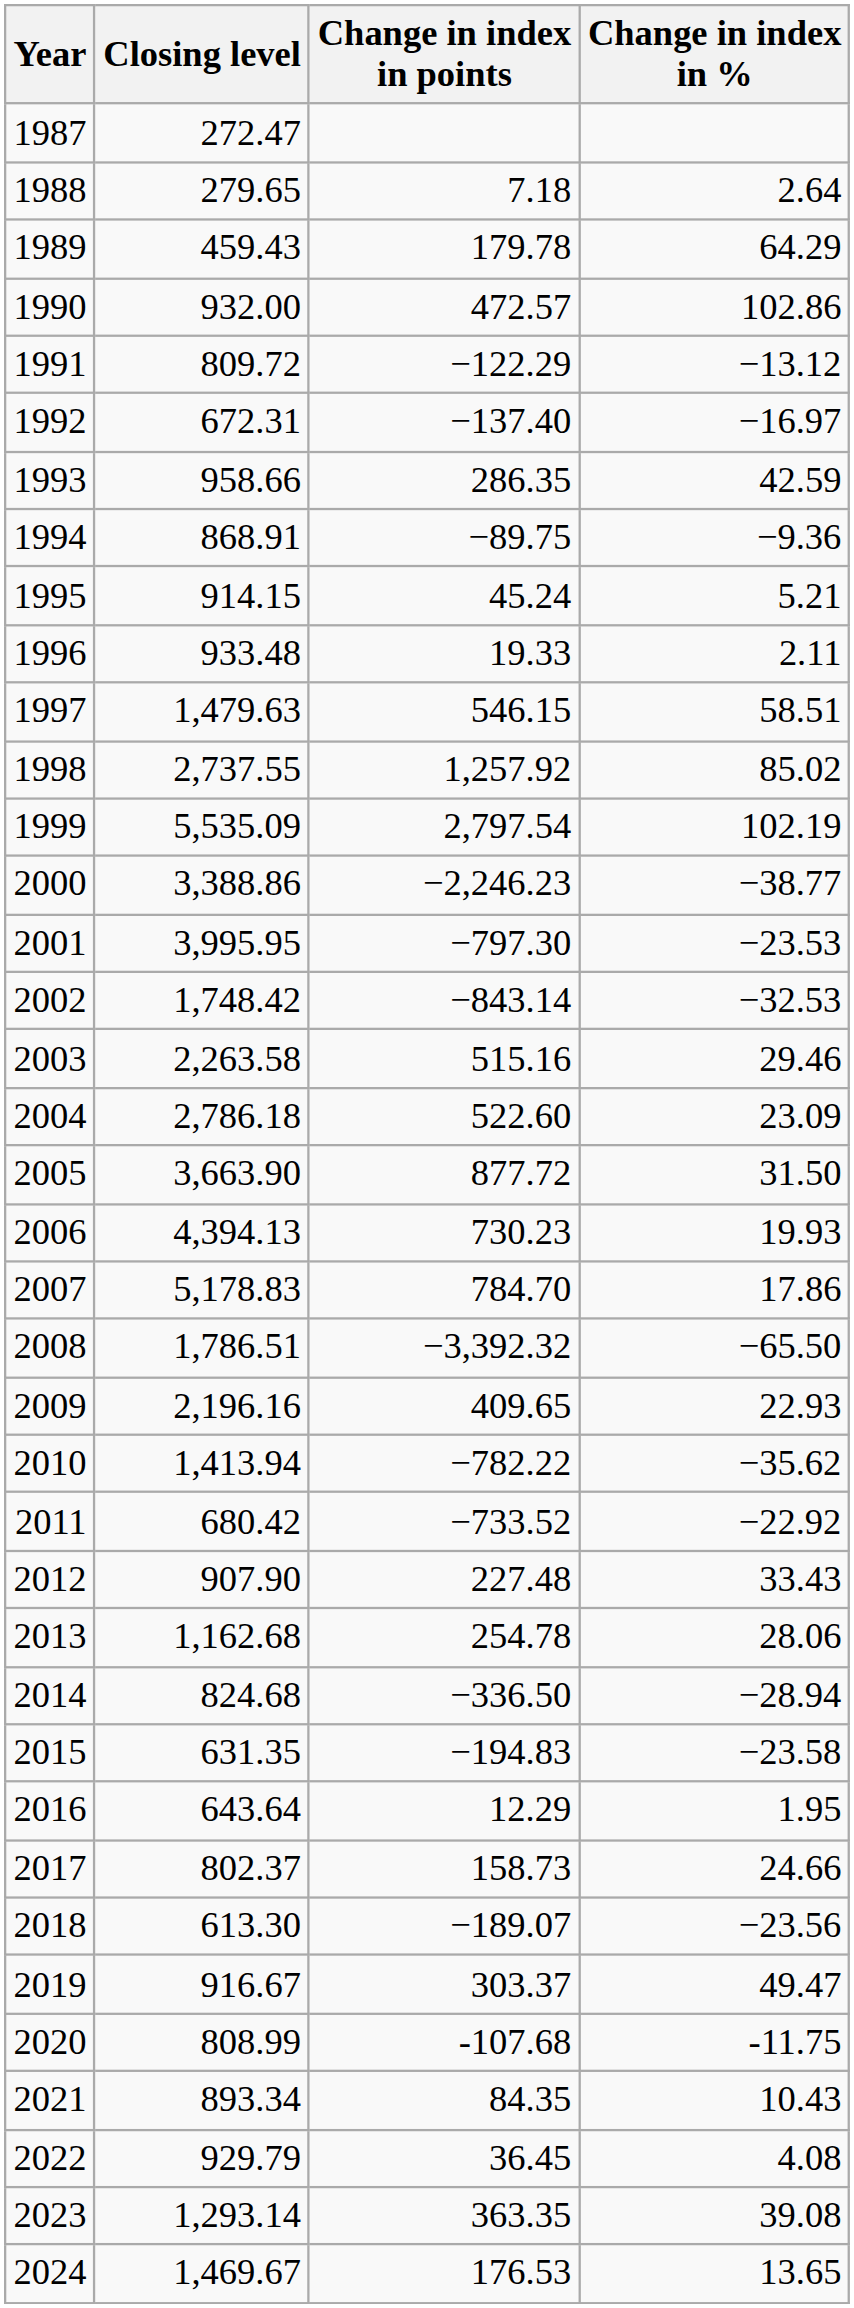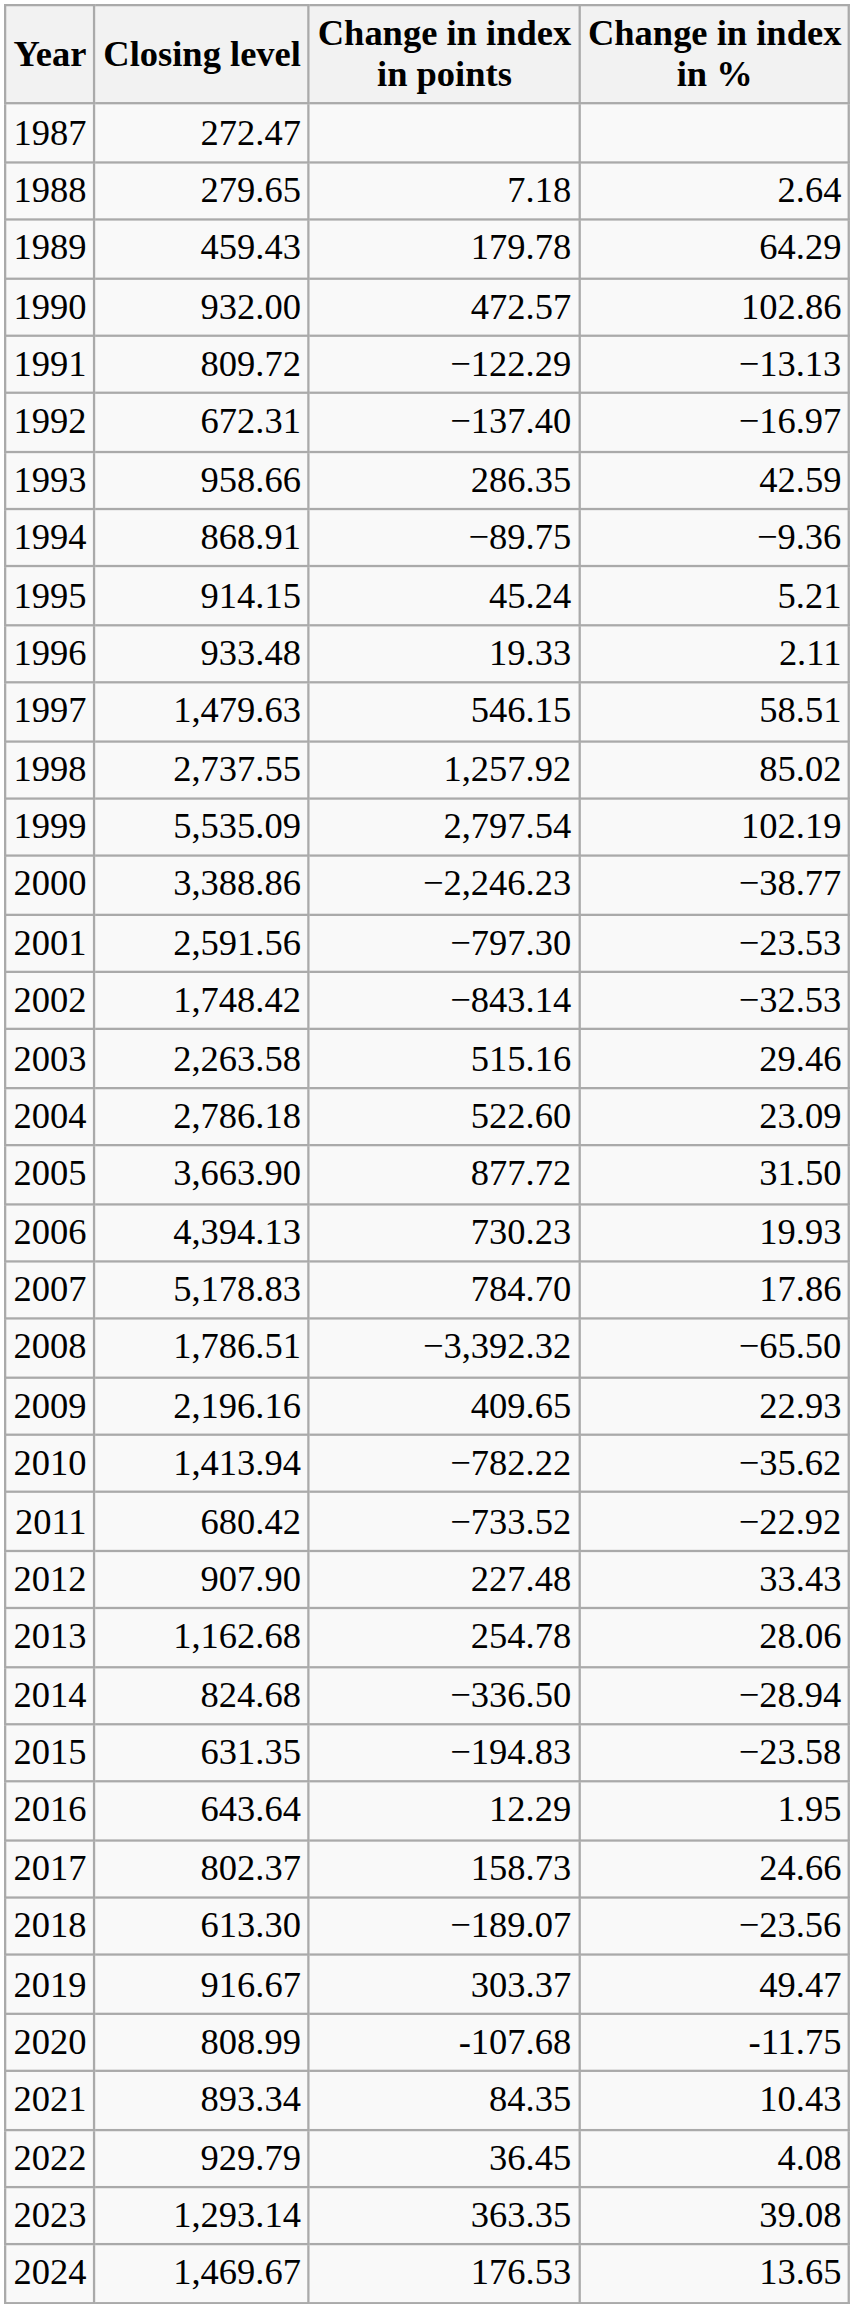(790, 363) −13.12 -> (790, 363) −13.13
(237, 942) 3,995.95 -> (237, 942) 2,591.56
